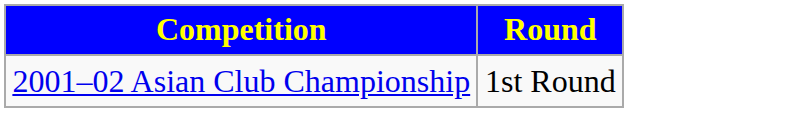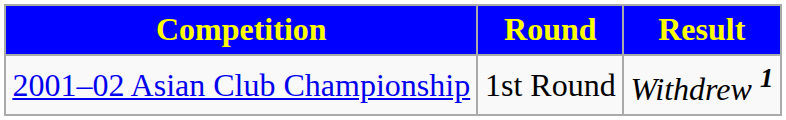+ column: (702, 29)
